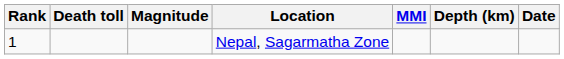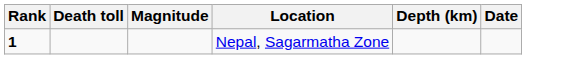- column: (411, 16)
(12, 41) normal -> (12, 41) bold
